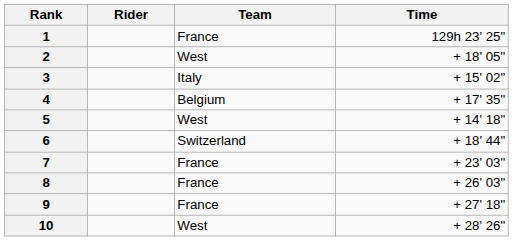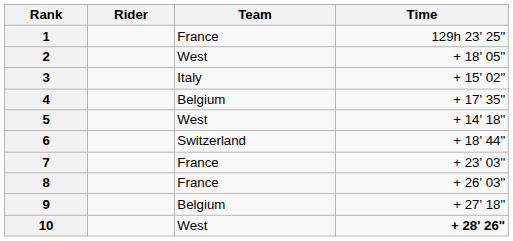(198, 204) France -> (201, 204) Belgium
(479, 225) normal -> (478, 225) bold
